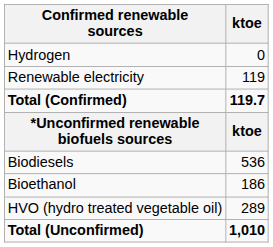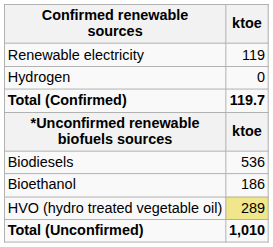rows swapped: (76, 77) <-> (39, 54)
(253, 208) no background -> (253, 208) khaki background
